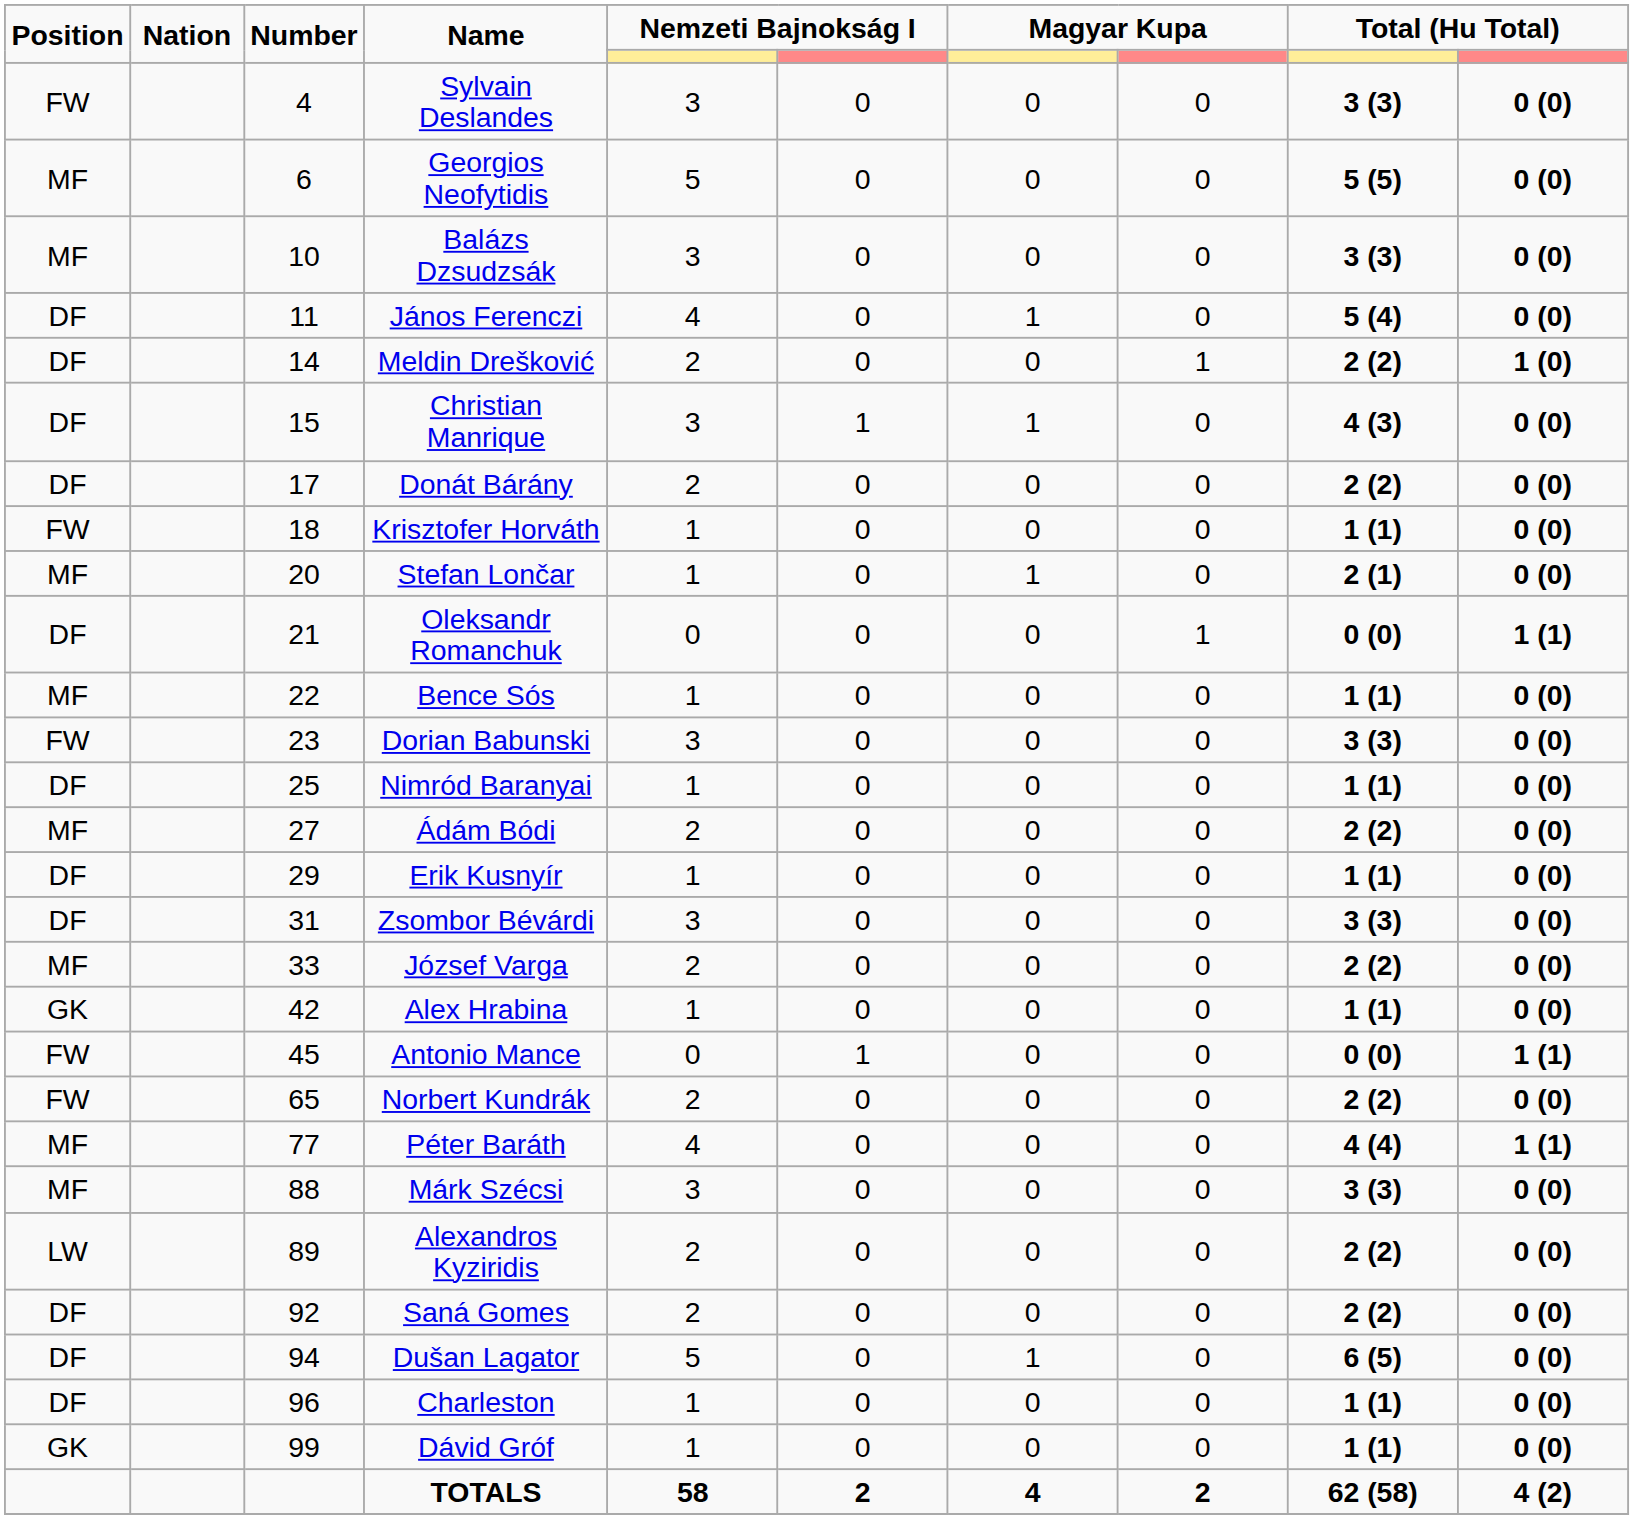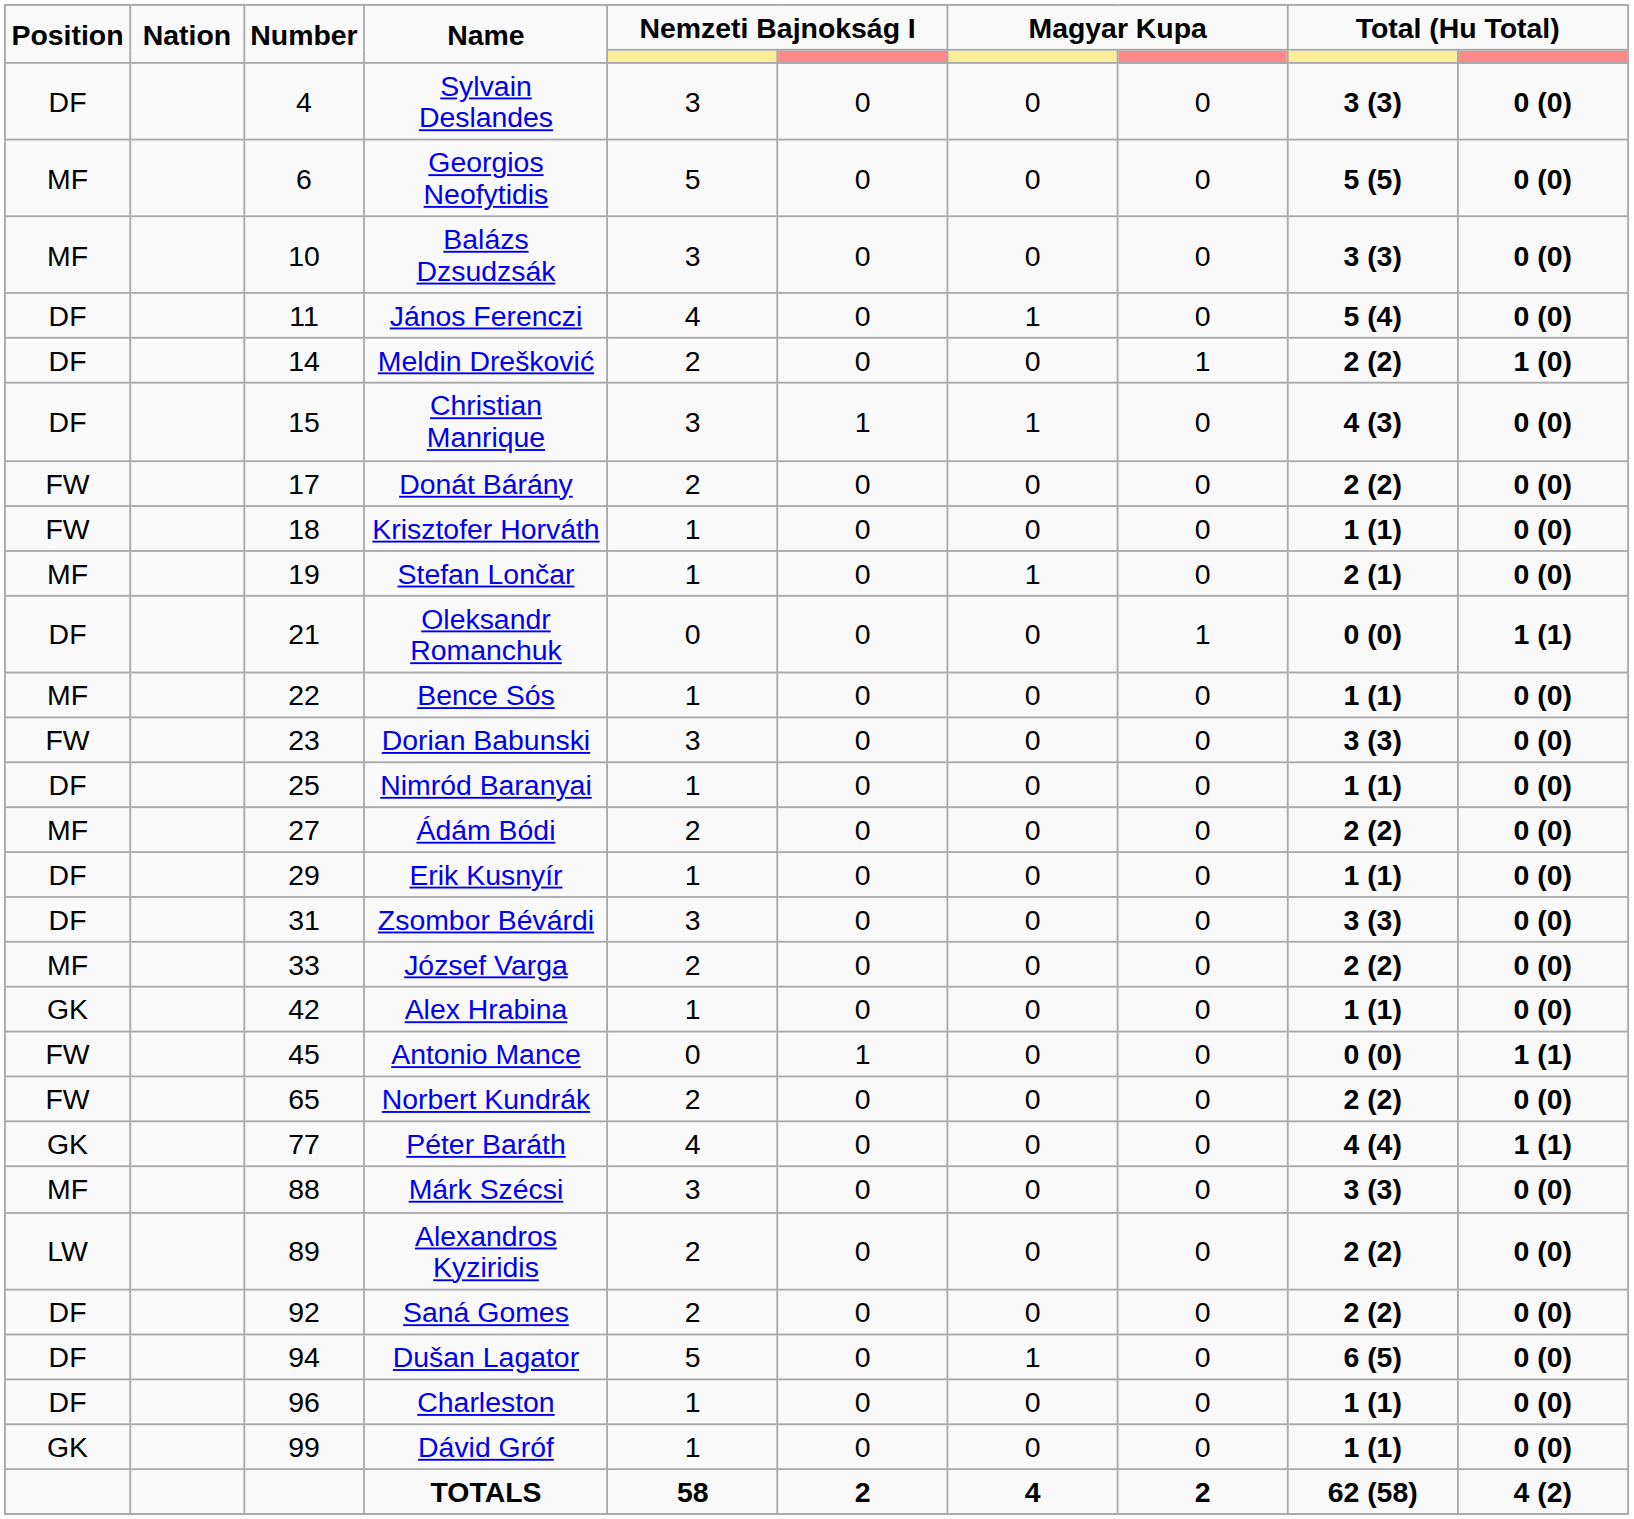(68, 102) FW -> (68, 102) DF
(68, 483) DF -> (68, 483) FW
(304, 573) 20 -> (304, 573) 19
(68, 1145) MF -> (68, 1145) GK
